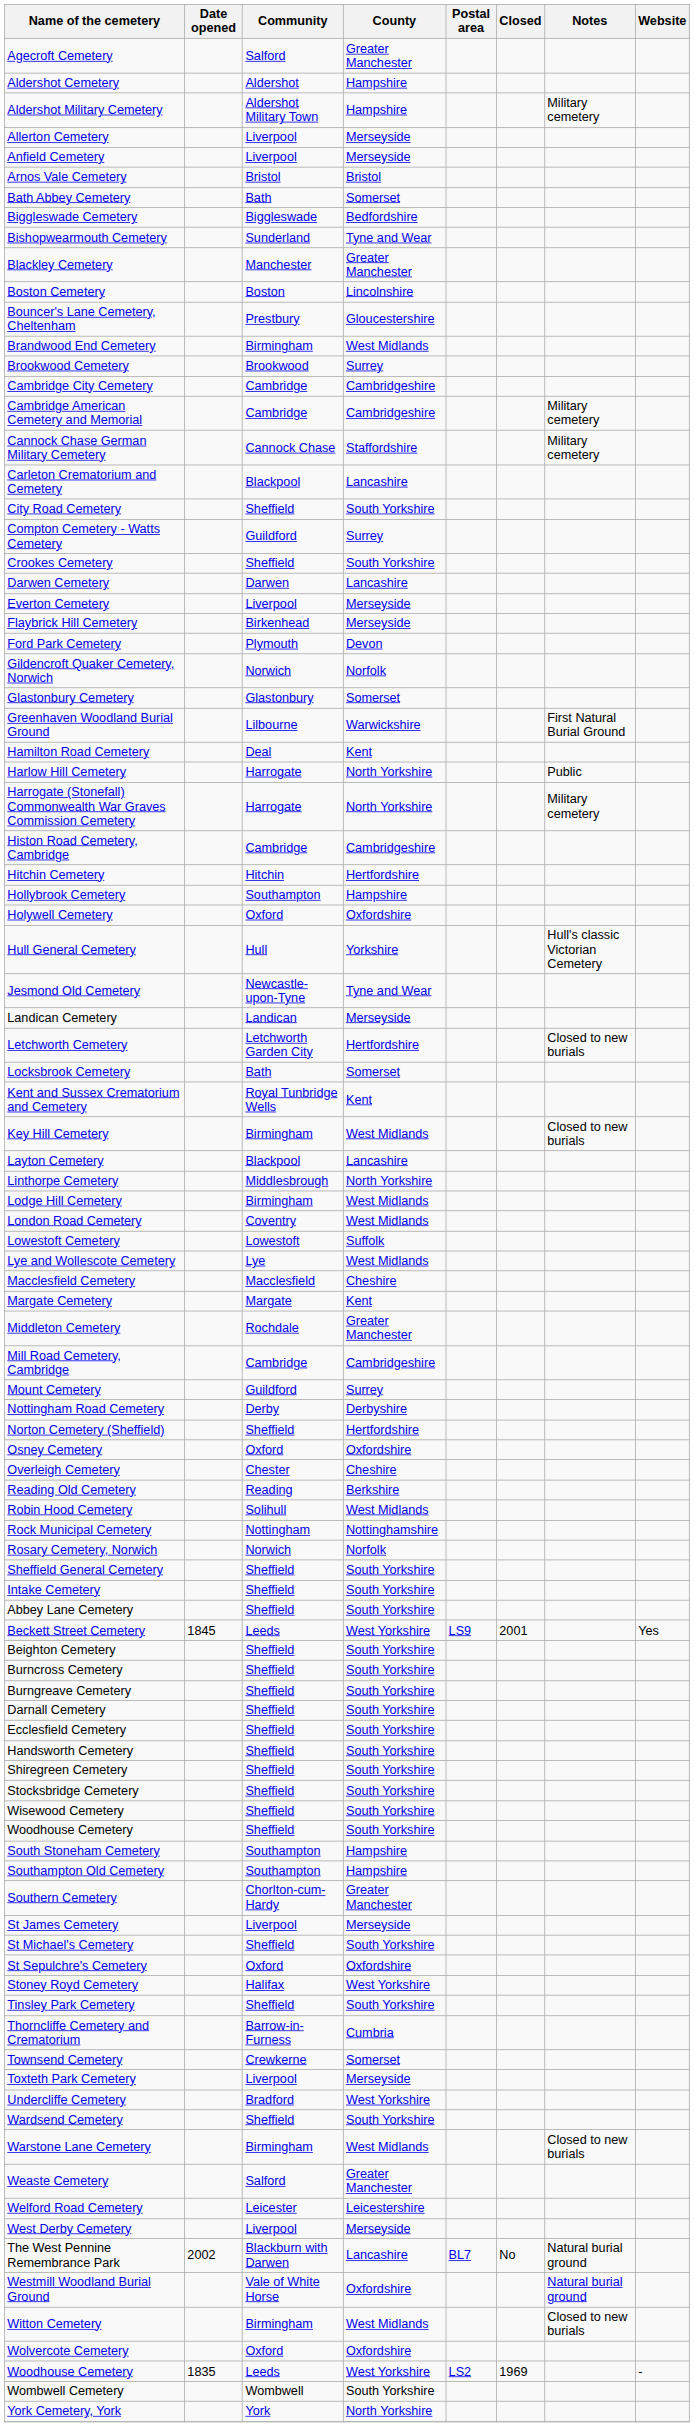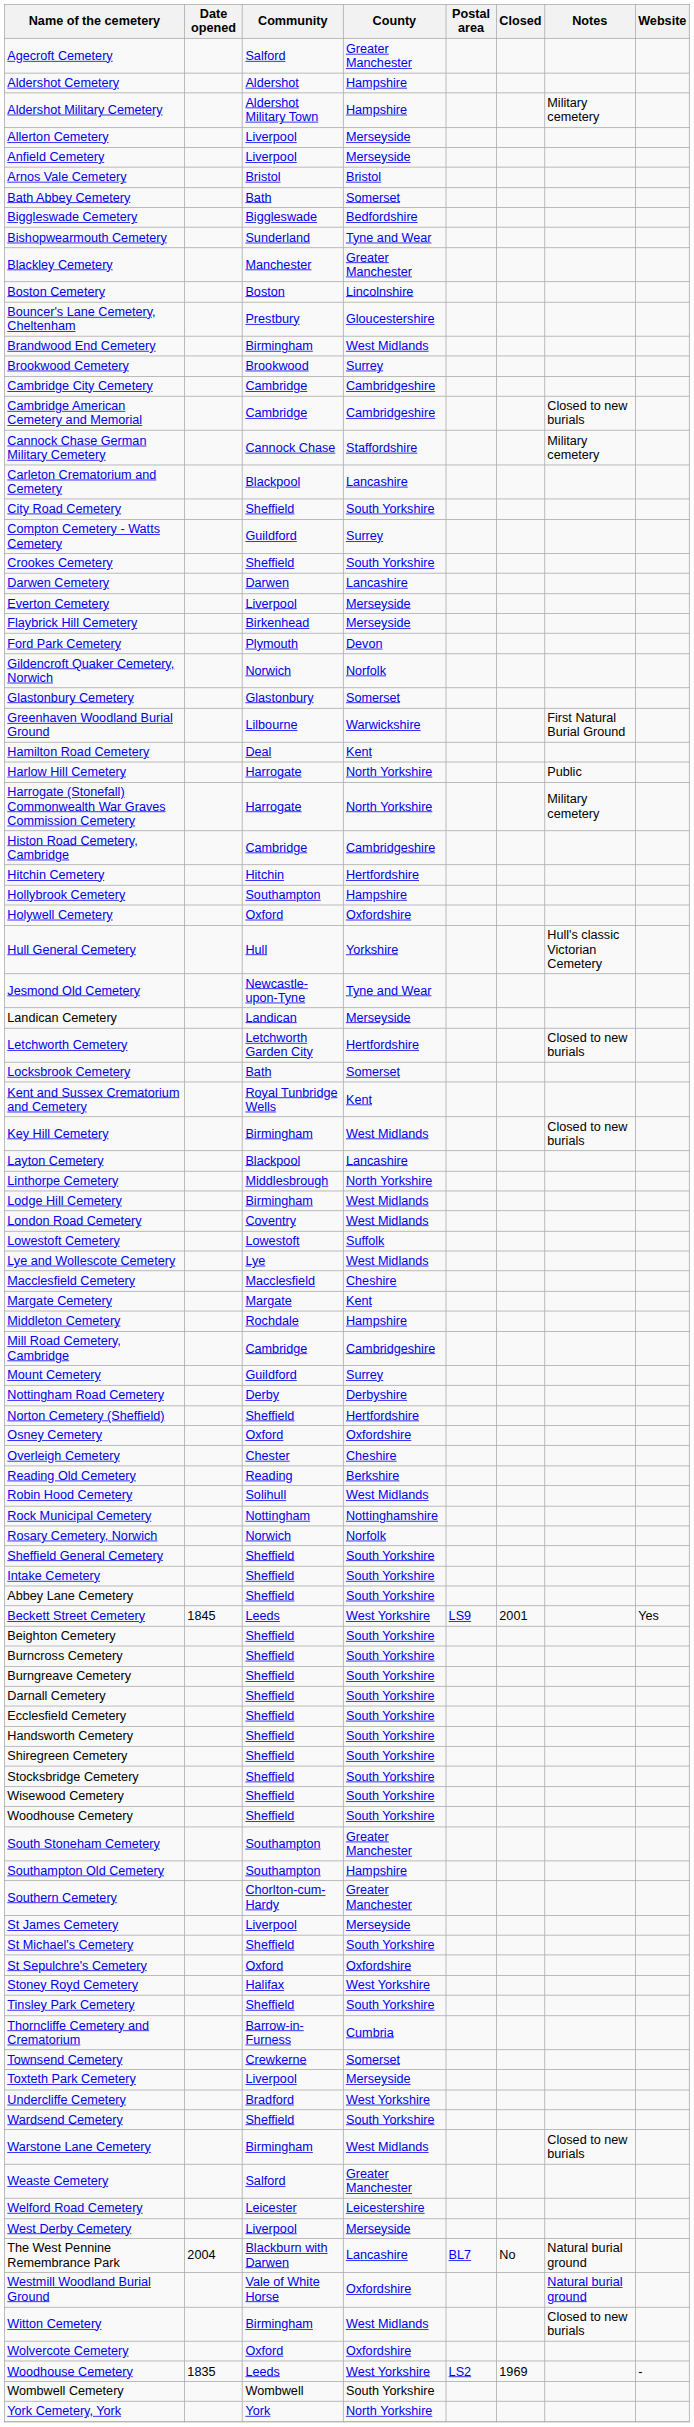(573, 413) Military cemetery -> (587, 413) Closed to new burials
(379, 1328) Greater Manchester -> (377, 1321) Hampshire
(377, 1850) Hampshire -> (379, 1843) Greater Manchester
(201, 2255) 2002 -> (201, 2255) 2004
